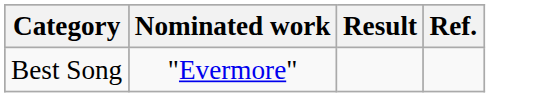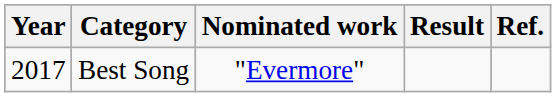+ column: (38, 26)
